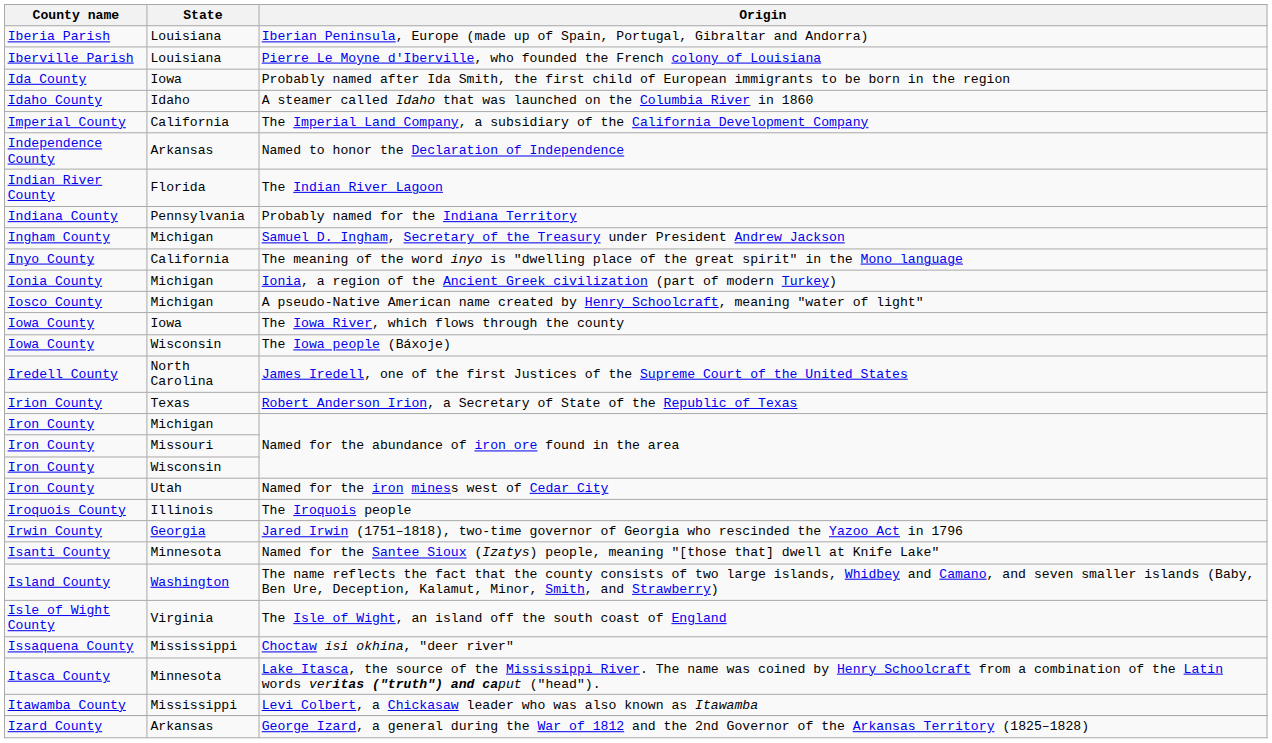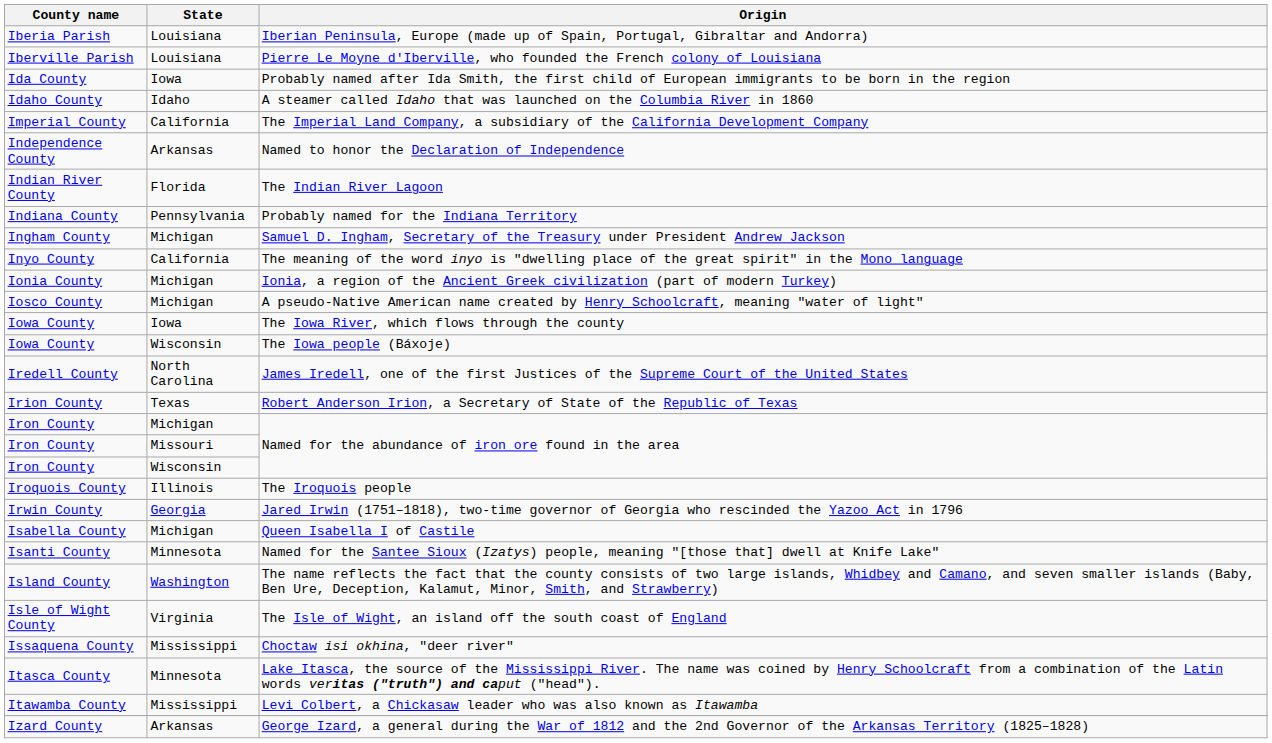- row: (166, 489)
+ row: (182, 531)
